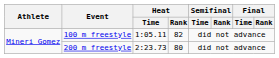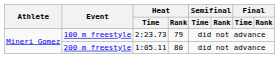(151, 35) 1:05.11 -> (151, 35) 2:23.73
(179, 35) 82 -> (179, 35) 79
(151, 47) 2:23.73 -> (151, 47) 1:05.11
